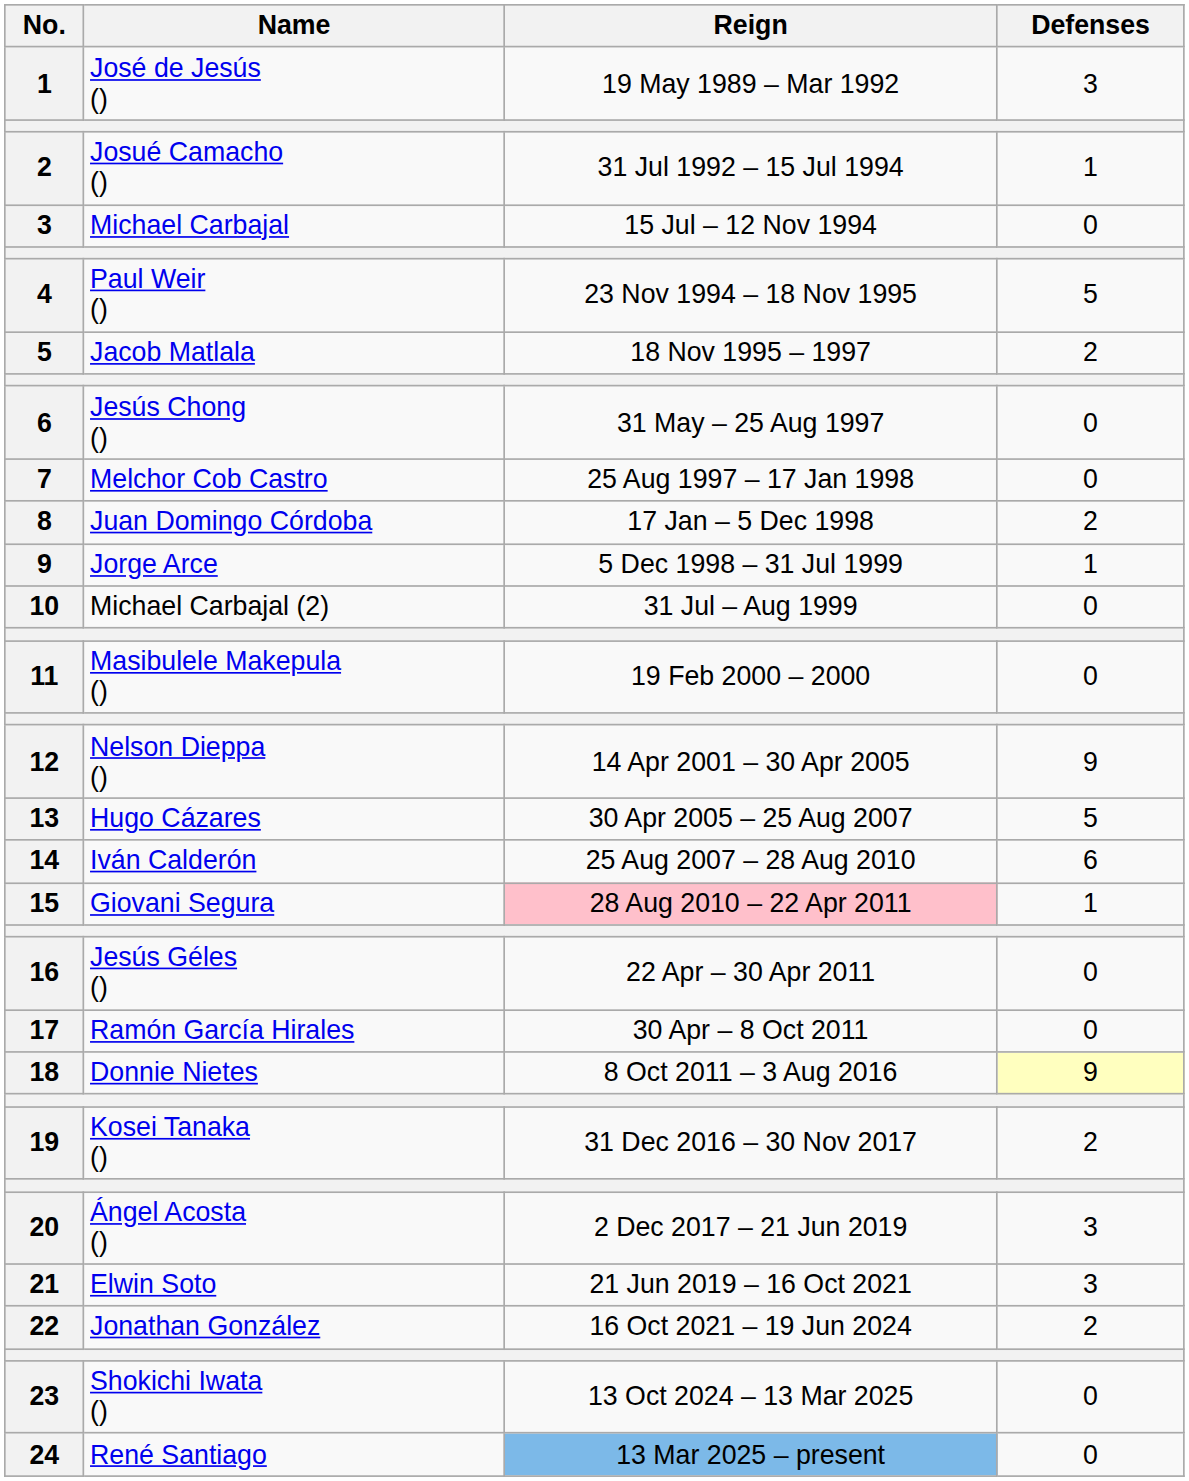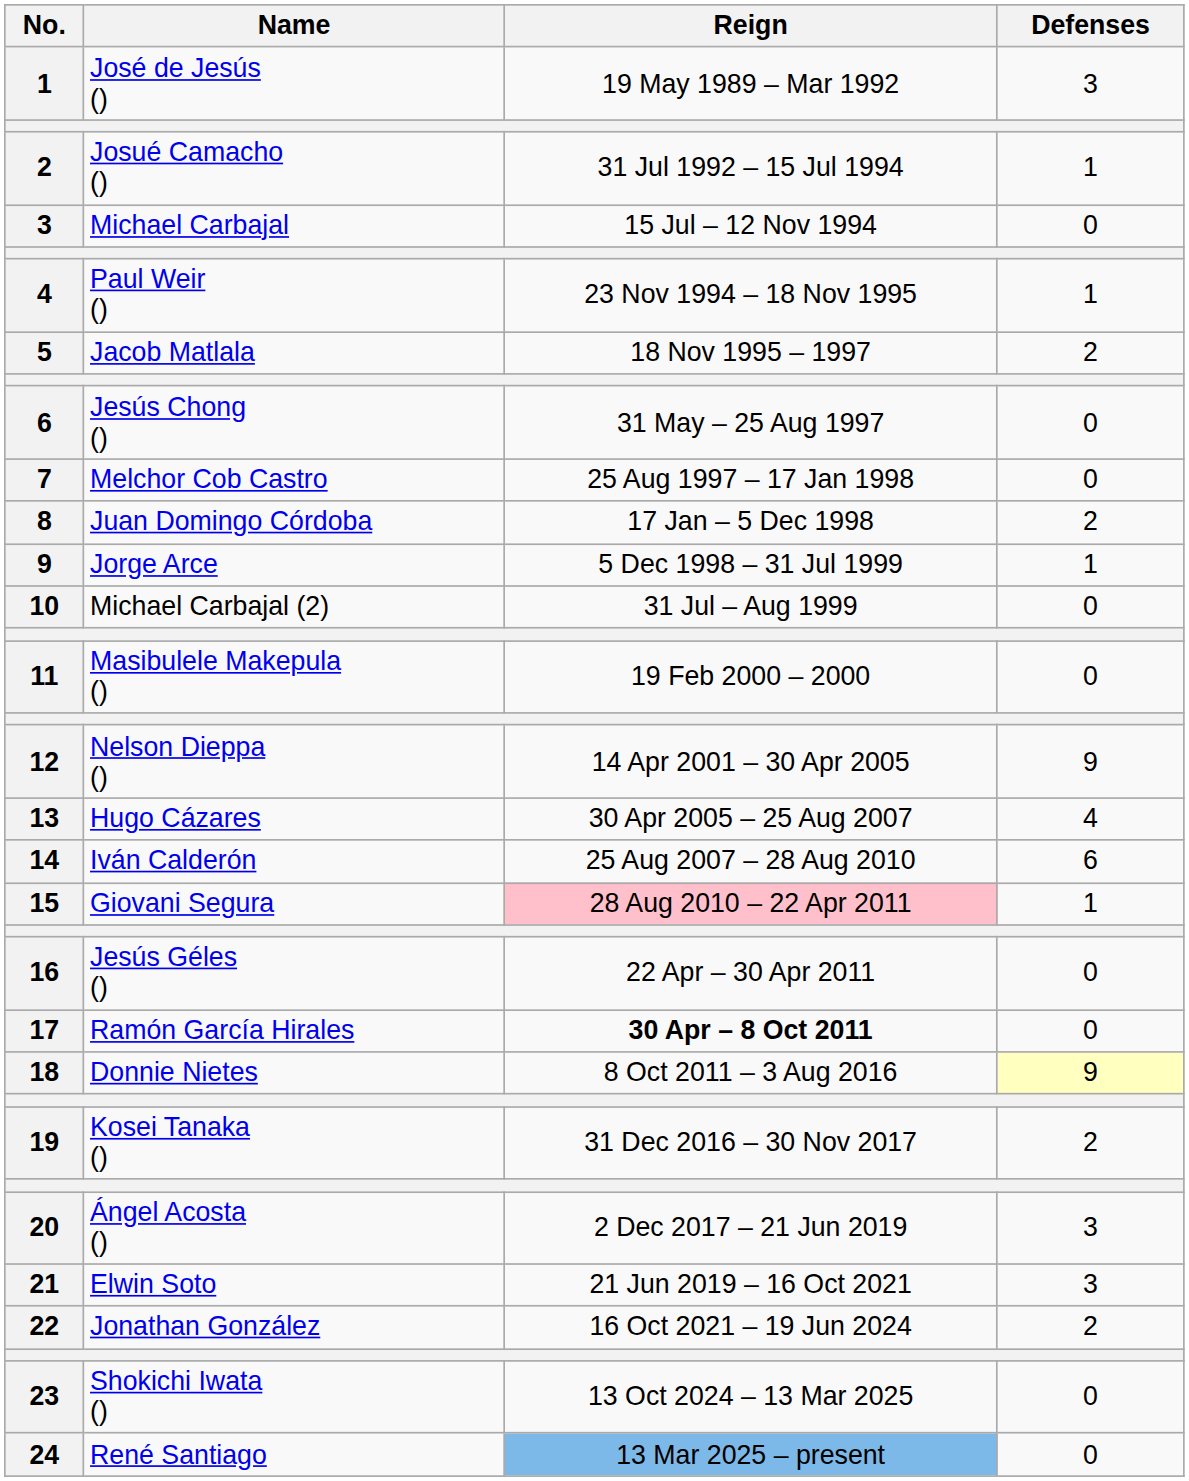(1091, 294) 5 -> (1091, 294) 1
(1091, 818) 5 -> (1091, 818) 4
(751, 1030) normal -> (751, 1030) bold
